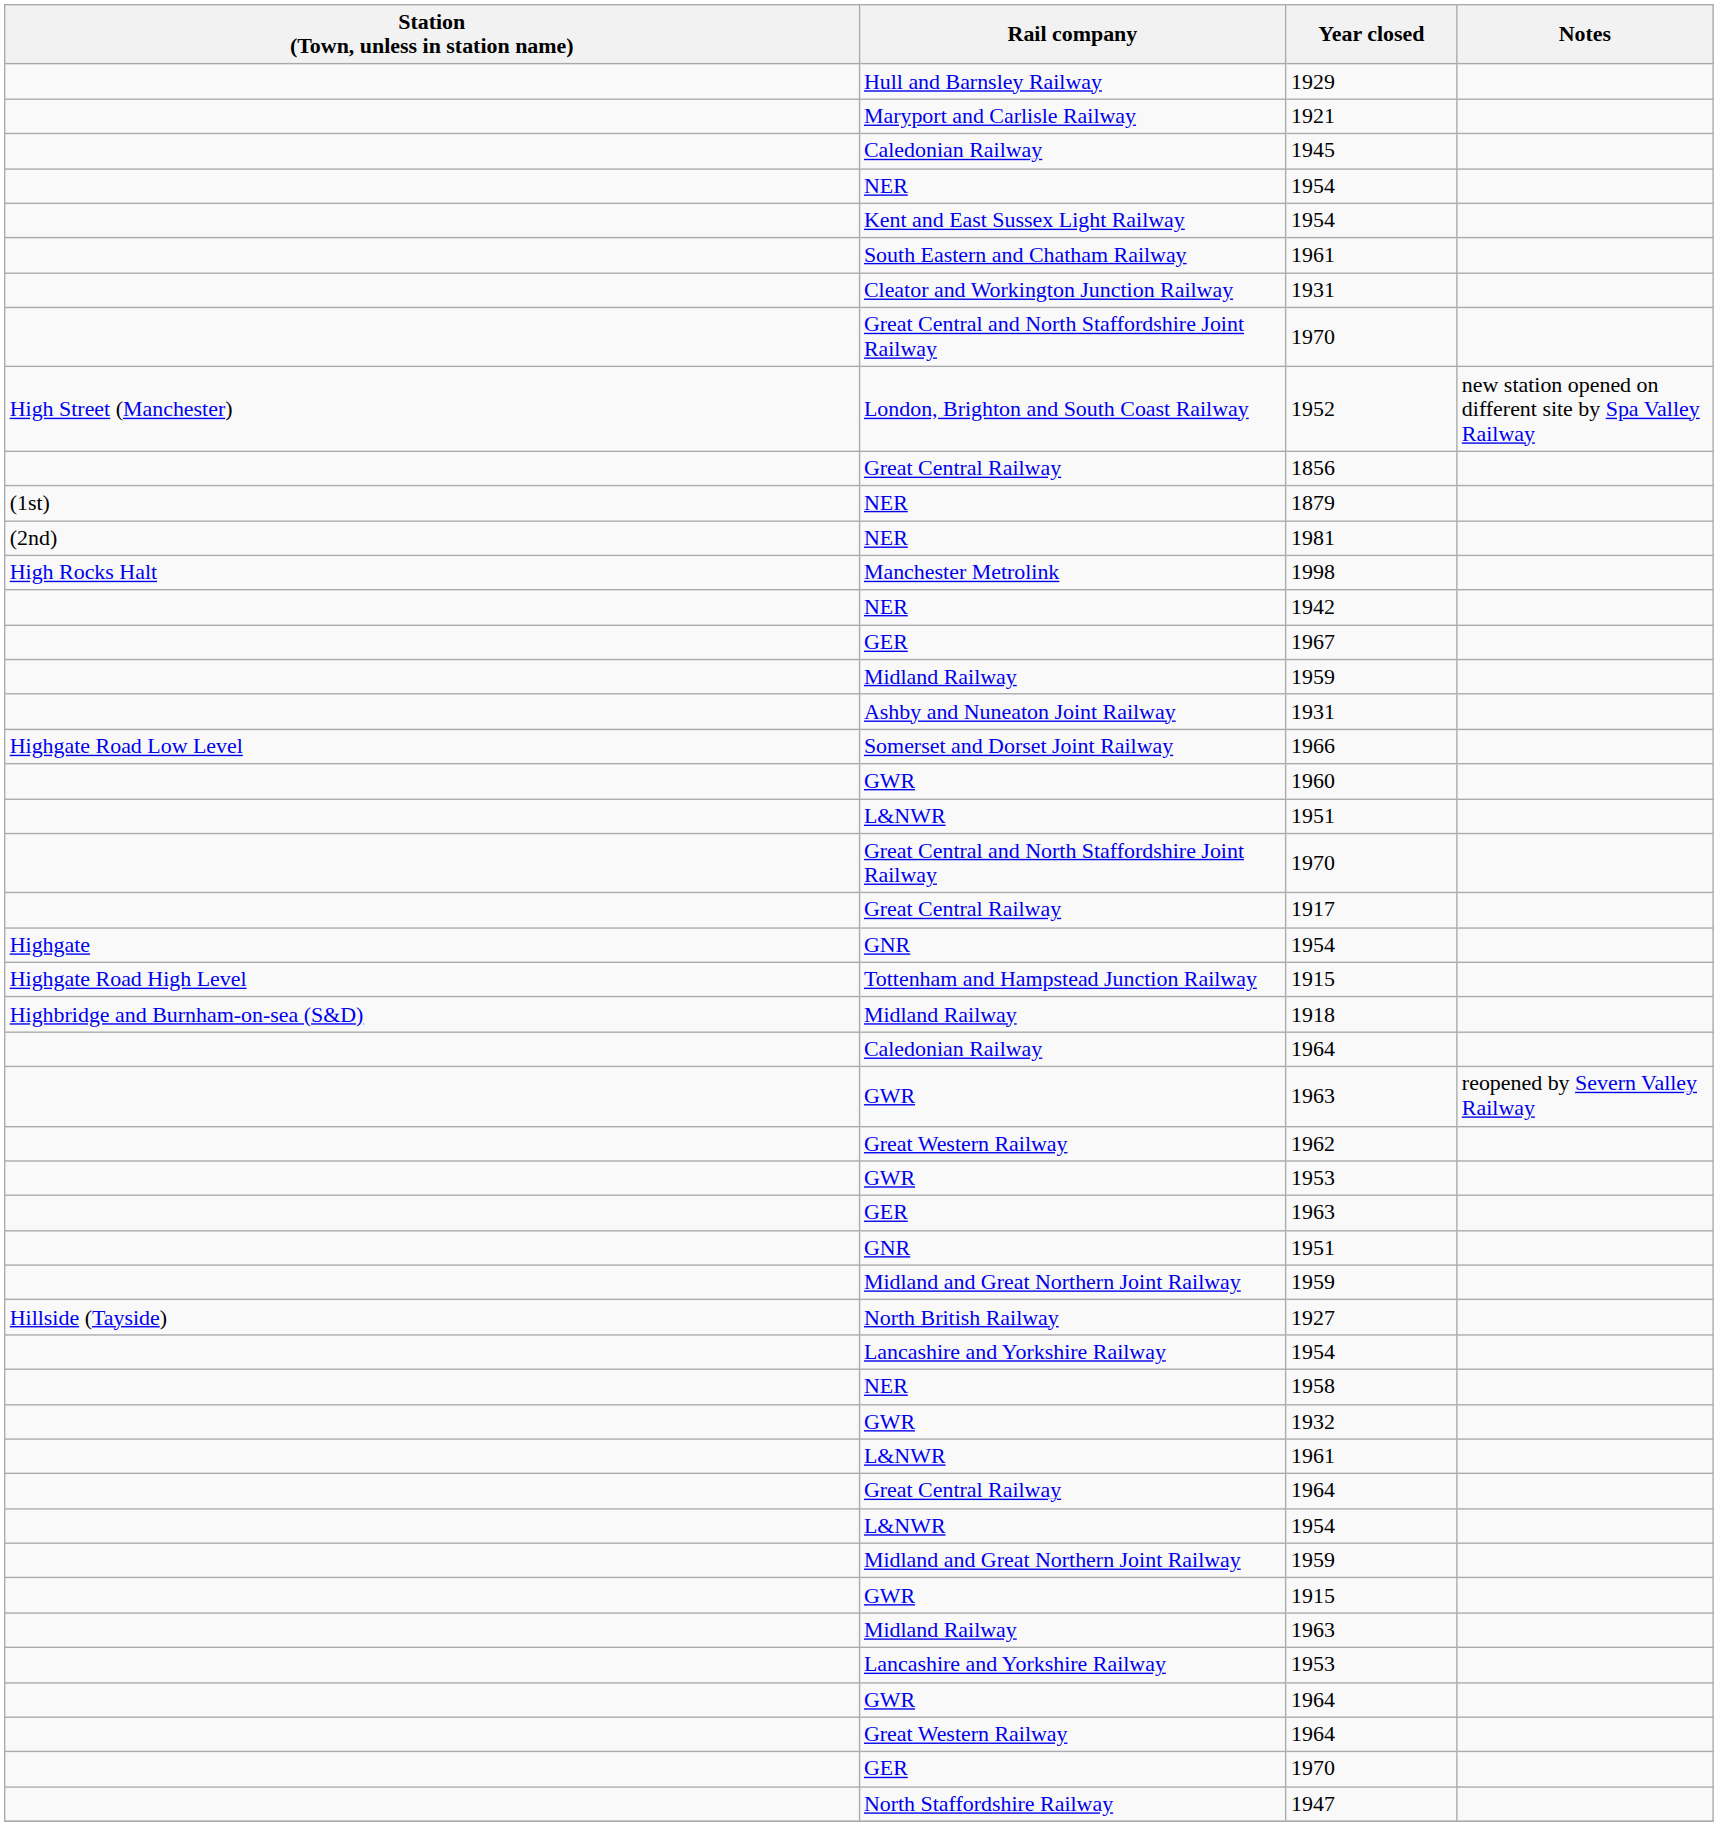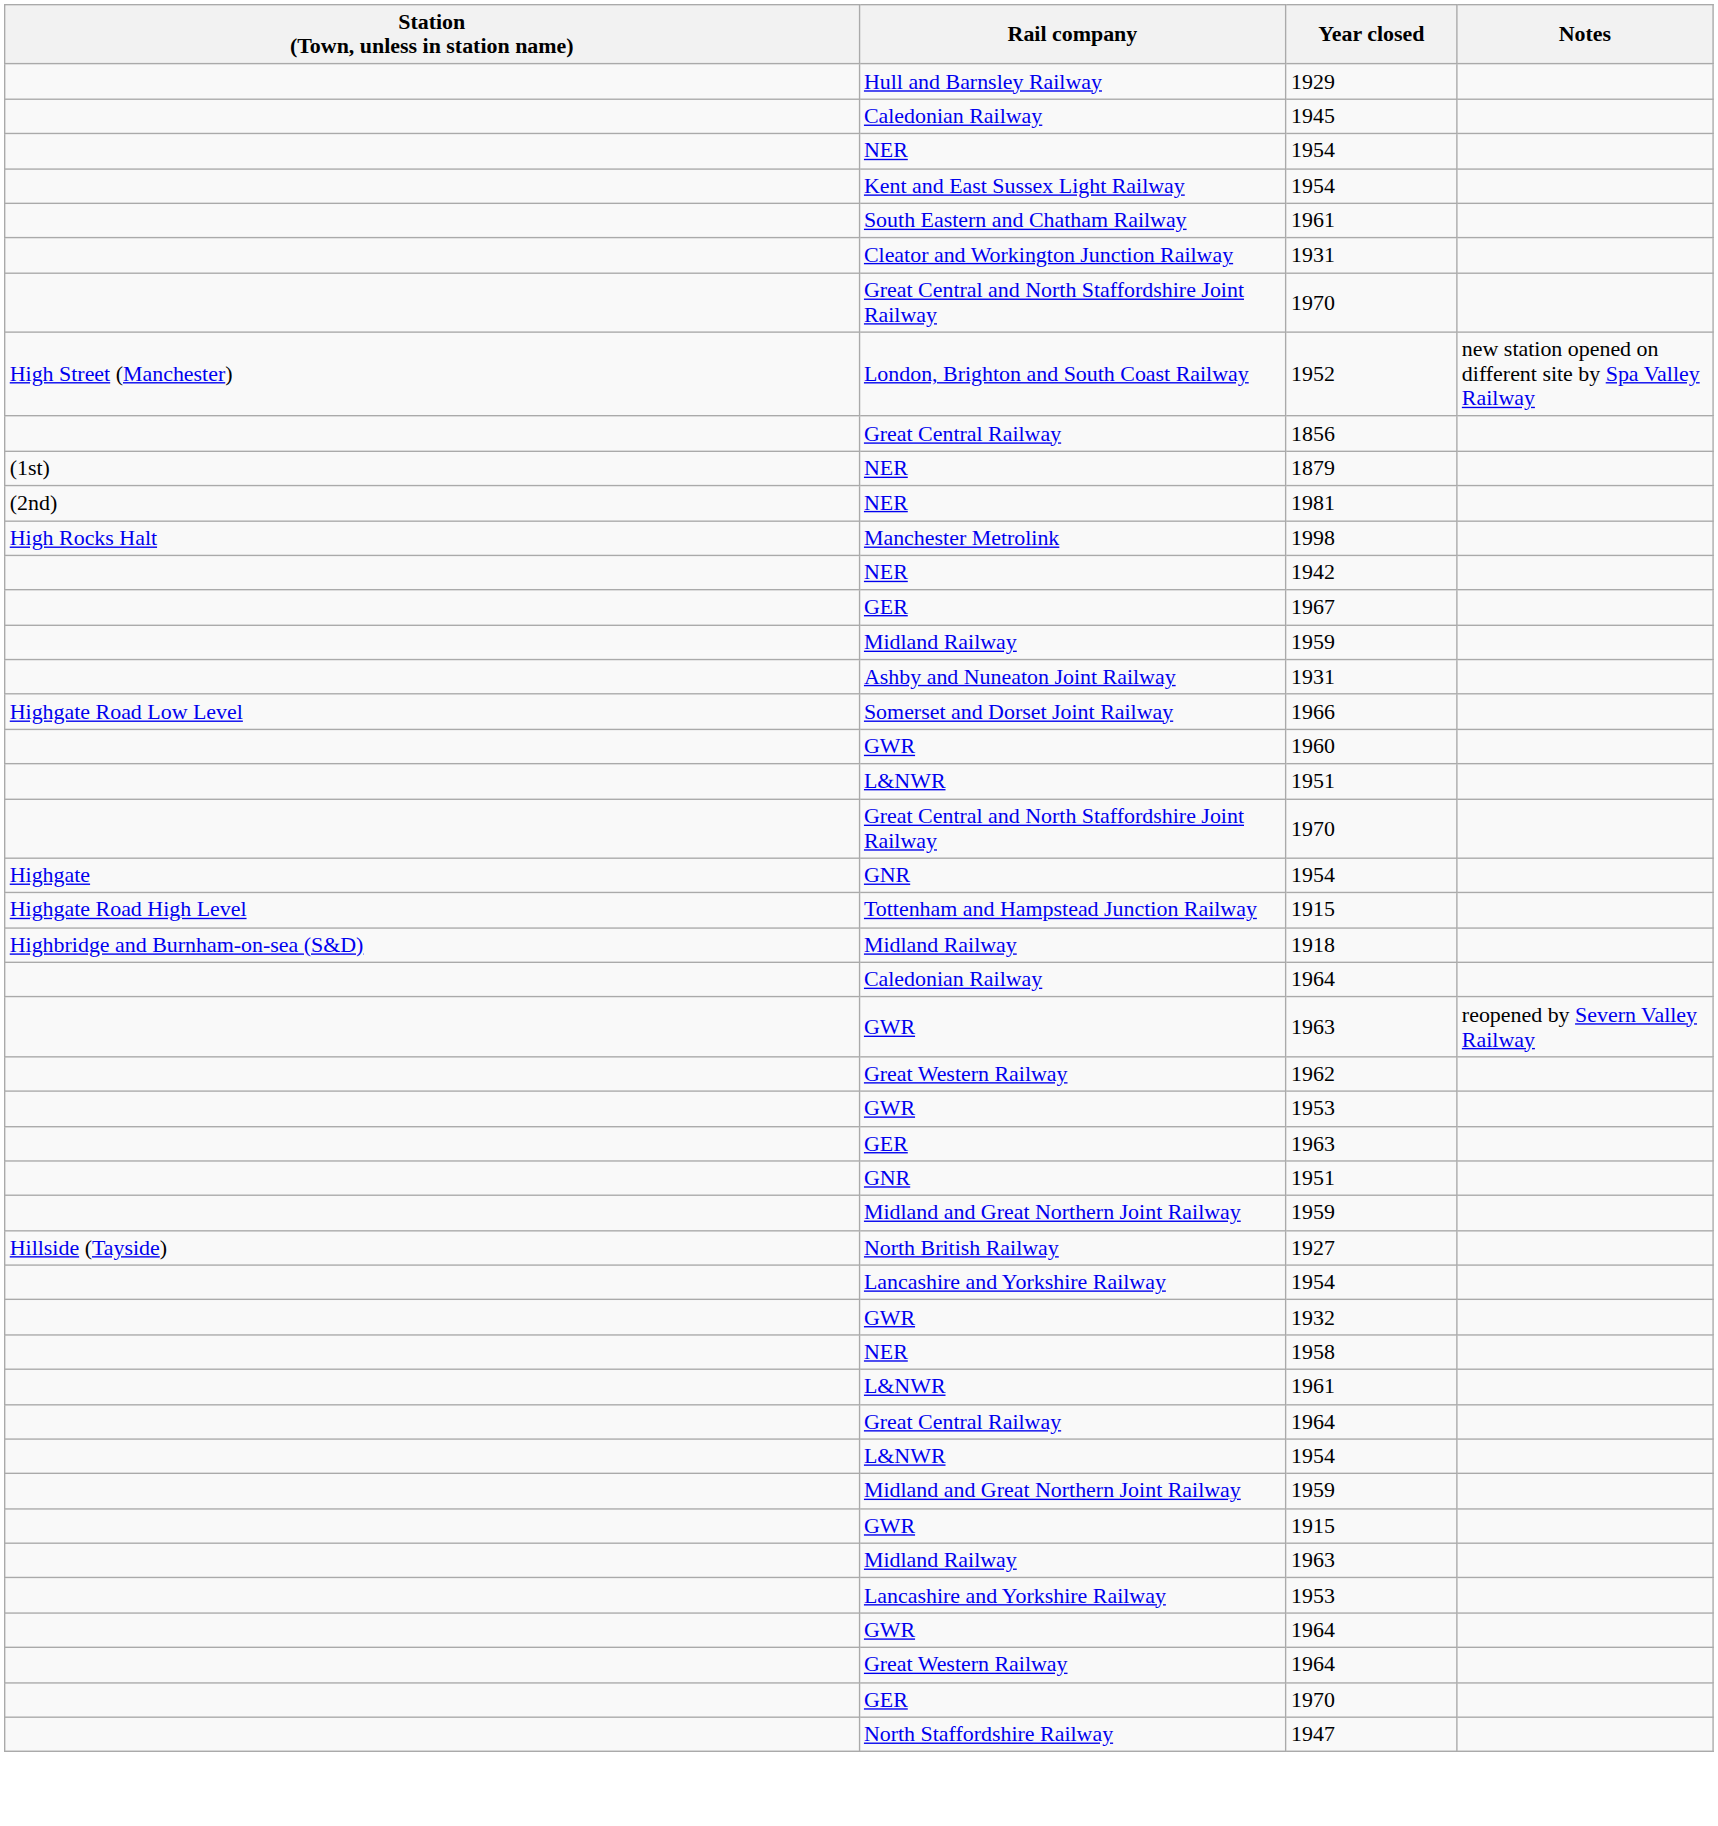- row: (1000, 116)
- row: (963, 909)
rows swapped: (890, 1421) <-> (886, 1386)
